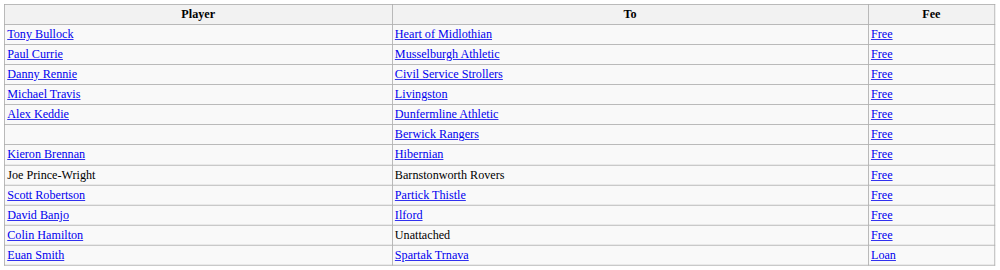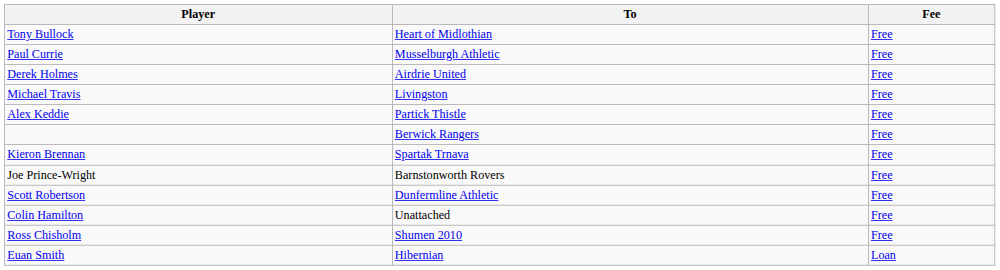- row: (42, 74)
+ row: (42, 74)
(447, 114) Dunfermline Athletic -> (430, 114) Partick Thistle
(419, 155) Hibernian -> (432, 155) Spartak Trnava
(430, 195) Partick Thistle -> (447, 195) Dunfermline Athletic
- row: (38, 215)
+ row: (44, 235)
(432, 255) Spartak Trnava -> (419, 255) Hibernian
